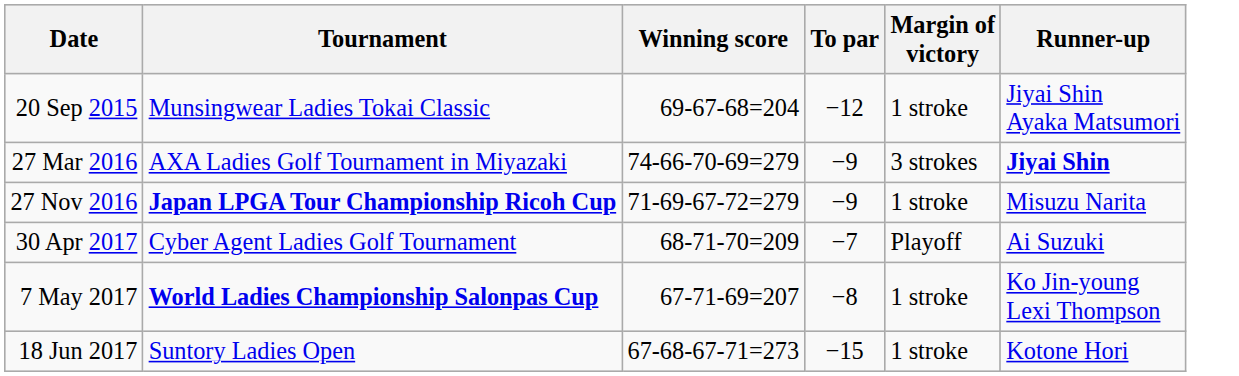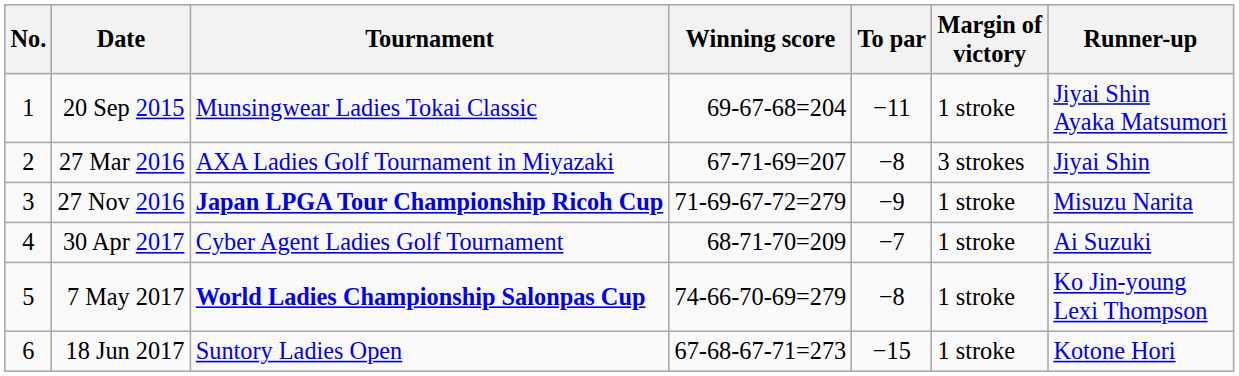+ column: (28, 39)
(845, 108) −12 -> (892, 108) −11
(713, 162) 74-66-70-69=279 -> (777, 162) 67-71-69=207
(845, 162) −9 -> (892, 162) −8
(1058, 162) bold -> (1102, 162) normal
(926, 242) Playoff -> (976, 242) 1 stroke
(730, 297) 67-71-69=207 -> (760, 297) 74-66-70-69=279
